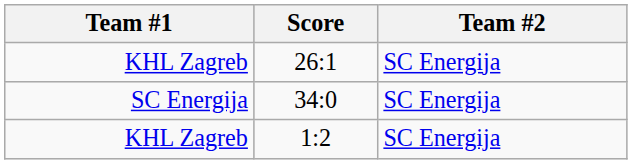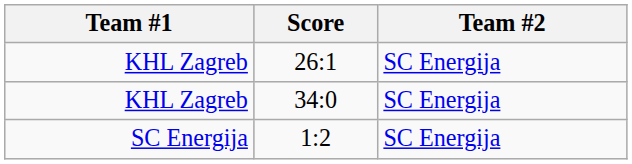(189, 100) SC Energija -> (186, 100) KHL Zagreb
(186, 138) KHL Zagreb -> (189, 138) SC Energija
